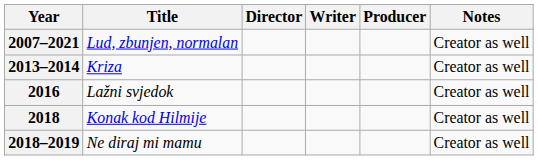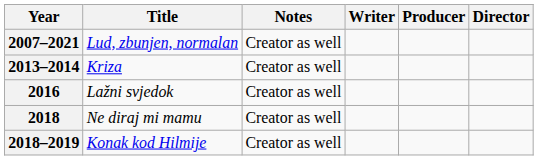columns swapped: (274, 17) <-> (482, 17)
(147, 117) Konak kod Hilmije -> (144, 117) Ne diraj mi mamu
(144, 142) Ne diraj mi mamu -> (147, 142) Konak kod Hilmije
